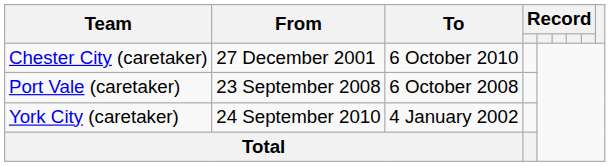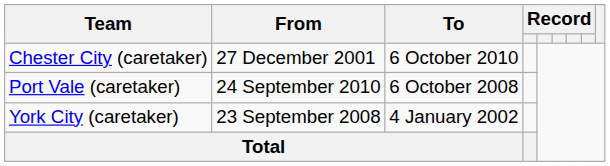(298, 87) 23 September 2008 -> (298, 87) 24 September 2010
(298, 117) 24 September 2010 -> (298, 117) 23 September 2008
